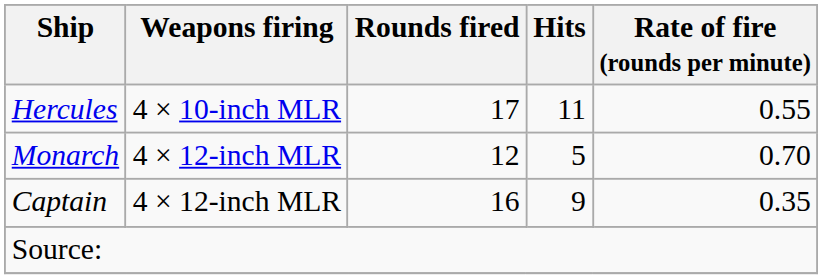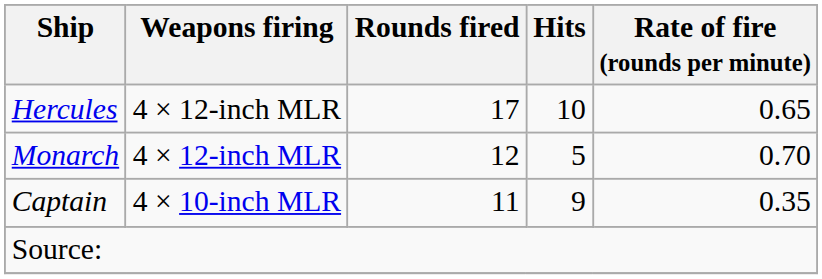(237, 108) 4 × 10-inch MLR -> (237, 108) 4 × 12-inch MLR
(572, 108) 11 -> (571, 108) 10
(785, 108) 0.55 -> (785, 108) 0.65
(237, 202) 4 × 12-inch MLR -> (237, 202) 4 × 10-inch MLR
(505, 202) 16 -> (505, 202) 11
